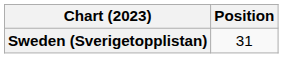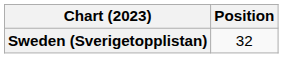(244, 40) 31 -> (244, 40) 32
